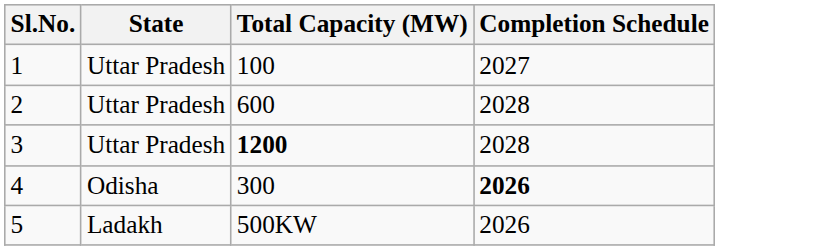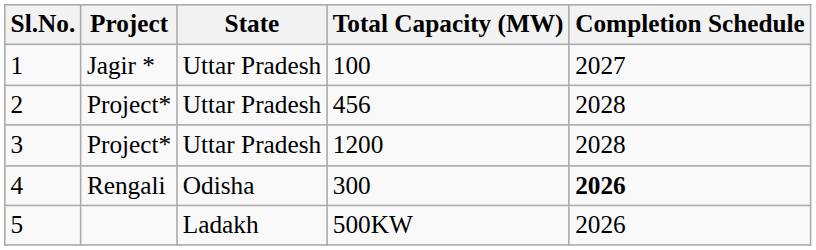+ column: (129, 24)
(256, 104) 600 -> (352, 104) 456
(262, 144) bold -> (358, 144) normal
